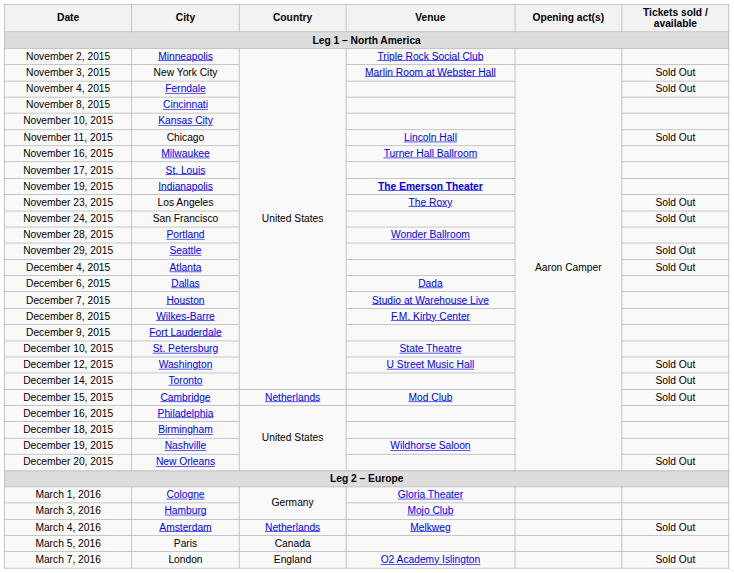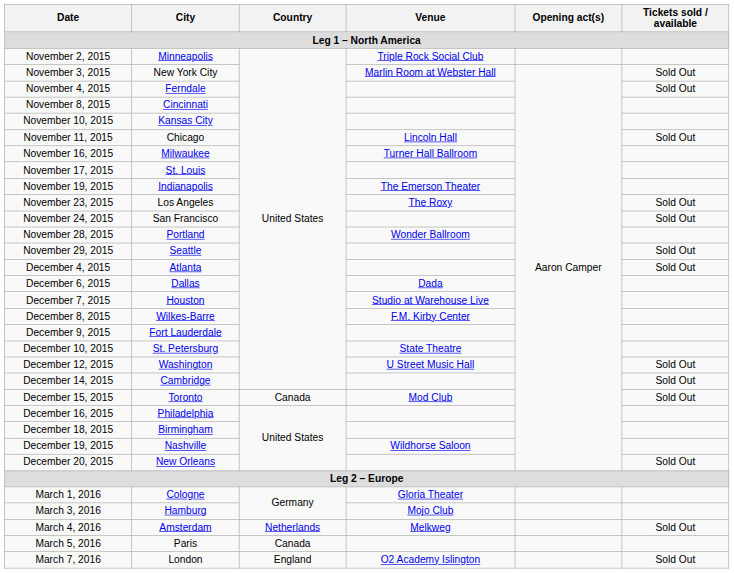(430, 186) bold -> (430, 186) normal
(185, 381) Toronto -> (185, 381) Cambridge
(185, 397) Cambridge -> (185, 397) Toronto
(293, 397) Netherlands -> (293, 397) Canada
